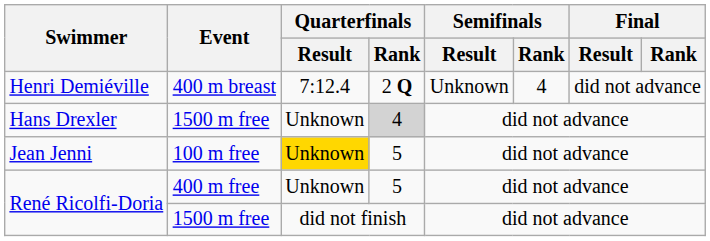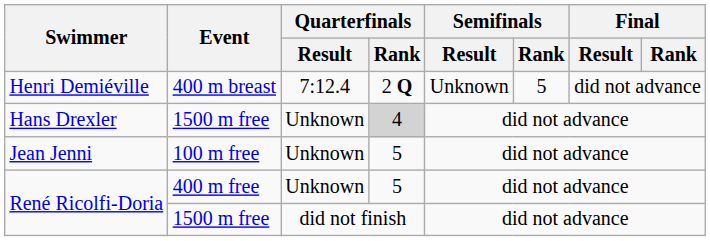(541, 87) 4 -> (541, 87) 5
(325, 153) gold background -> (325, 153) no background
